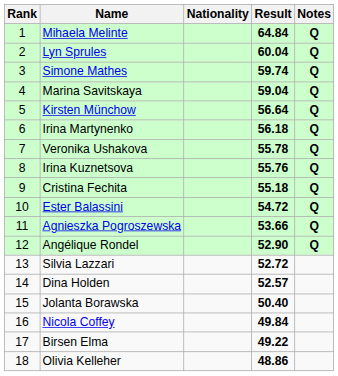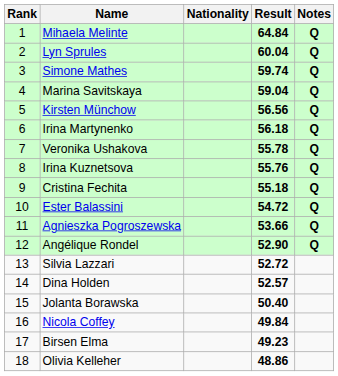(273, 110) 56.64 -> (273, 110) 56.56
(273, 341) 49.22 -> (273, 341) 49.23
